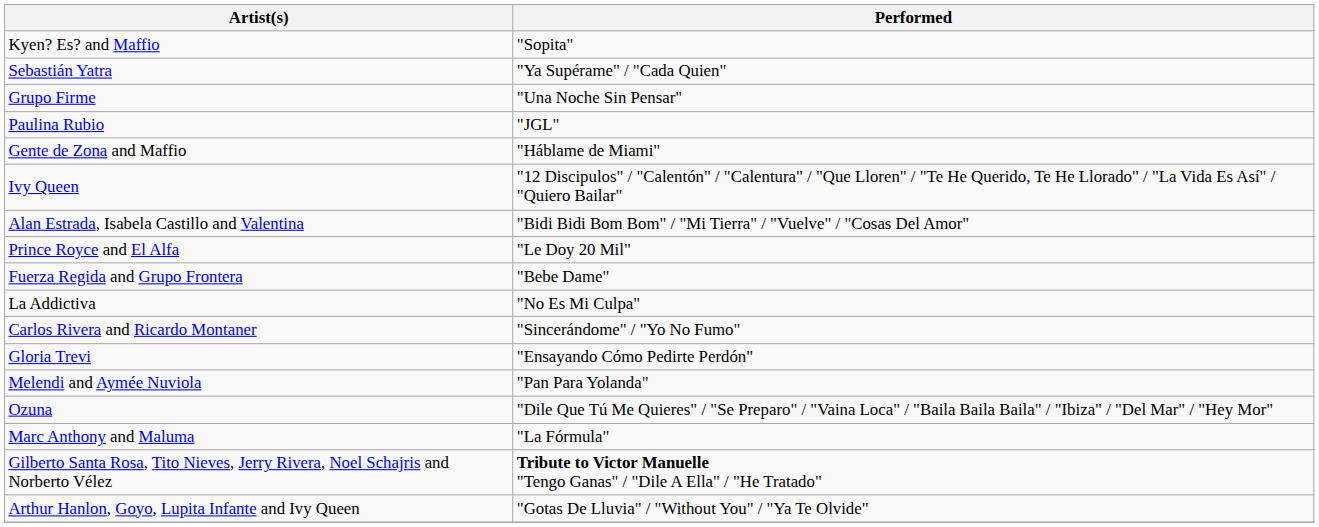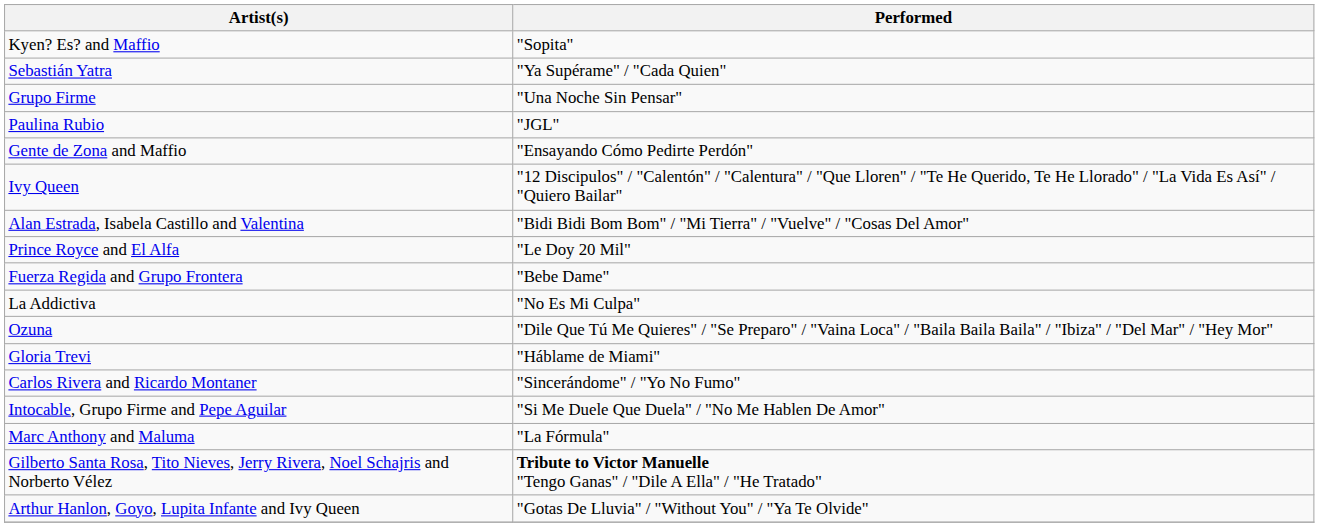(588, 151) "Háblame de Miami" -> (635, 151) "Ensayando Cómo Pedirte Perdón"
rows swapped: (133, 329) <-> (30, 409)
(635, 356) "Ensayando Cómo Pedirte Perdón" -> (588, 356) "Háblame de Miami"
- row: (105, 383)
+ row: (147, 409)
